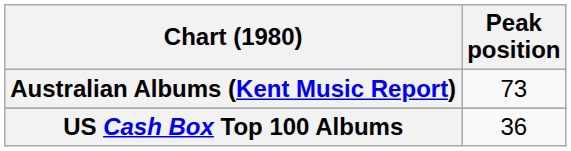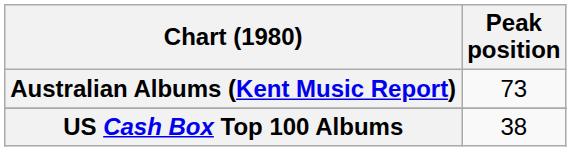(514, 126) 36 -> (514, 126) 38
